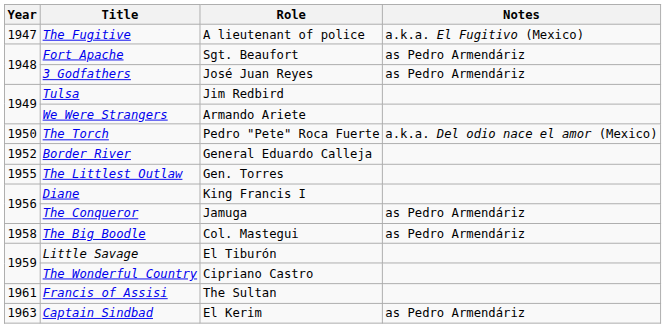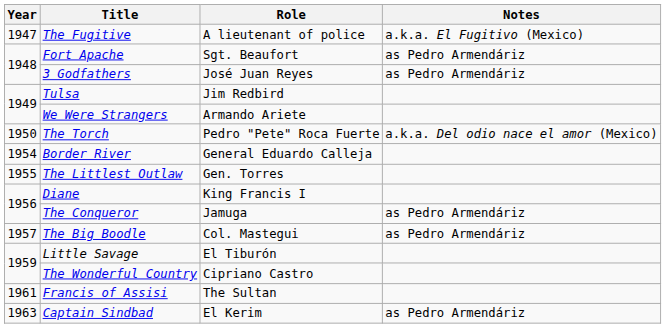(22, 154) 1952 -> (22, 154) 1954
(22, 234) 1958 -> (22, 234) 1957
